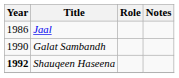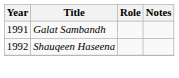- row: (42, 30)
(18, 47) 1990 -> (18, 30) 1991
(18, 64) bold -> (18, 47) normal
